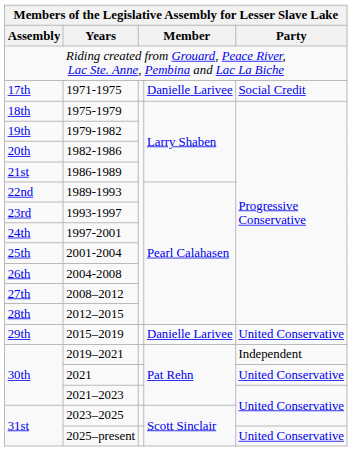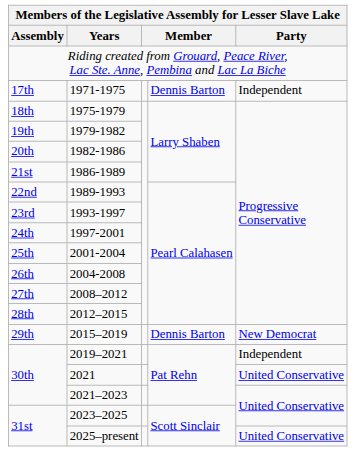(190, 90) Danielle Larivee -> (188, 90) Dennis Barton
(272, 90) Social Credit -> (270, 90) Independent
(190, 334) Danielle Larivee -> (188, 334) Dennis Barton
(291, 334) United Conservative -> (277, 334) New Democrat
